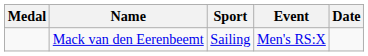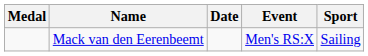columns swapped: (230, 16) <-> (346, 16)
